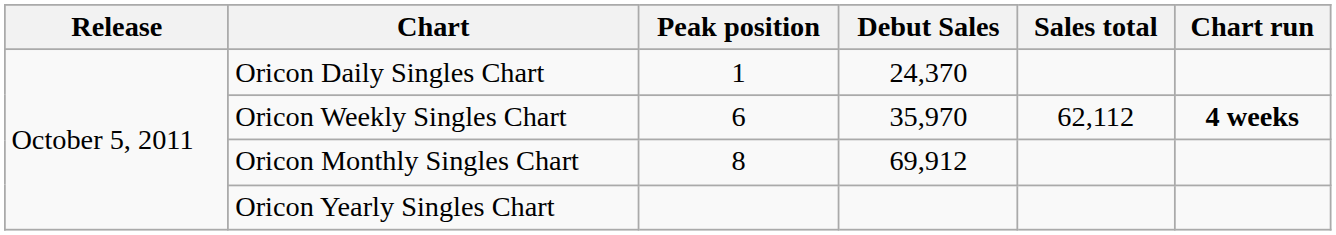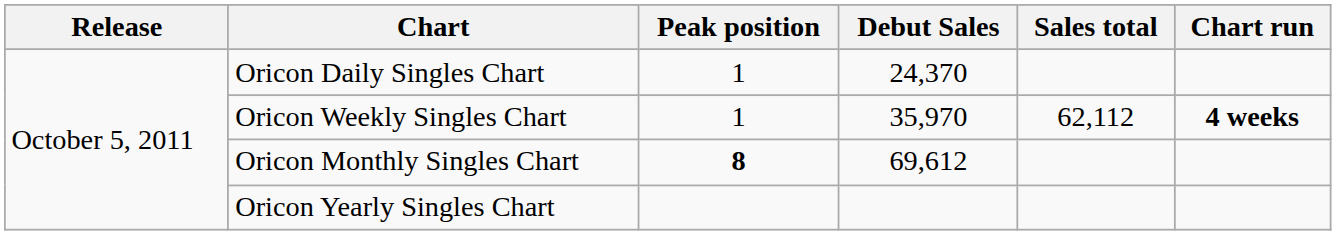(738, 116) 6 -> (738, 116) 1
(738, 161) normal -> (738, 161) bold
(928, 161) 69,912 -> (928, 161) 69,612
